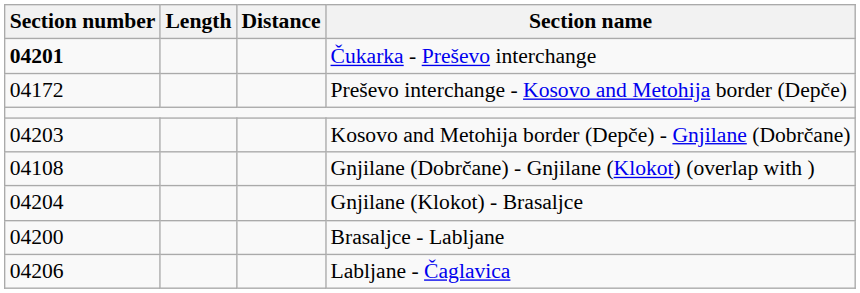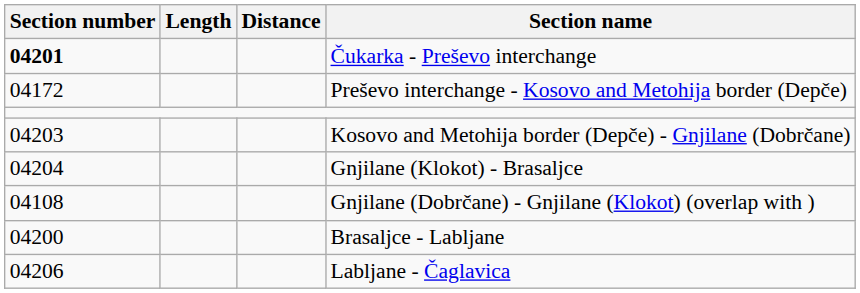rows swapped: (573, 168) <-> (457, 202)
